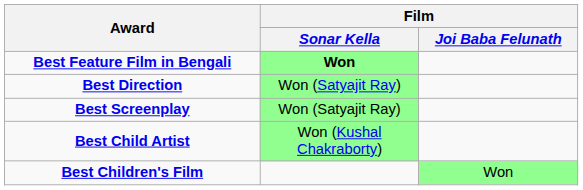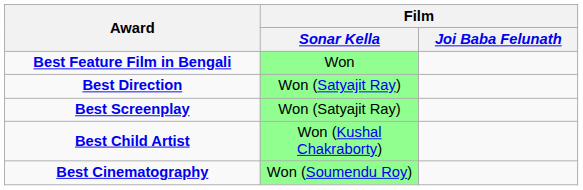(340, 62) bold -> (340, 62) normal
+ row: (132, 172)
- row: (132, 172)
